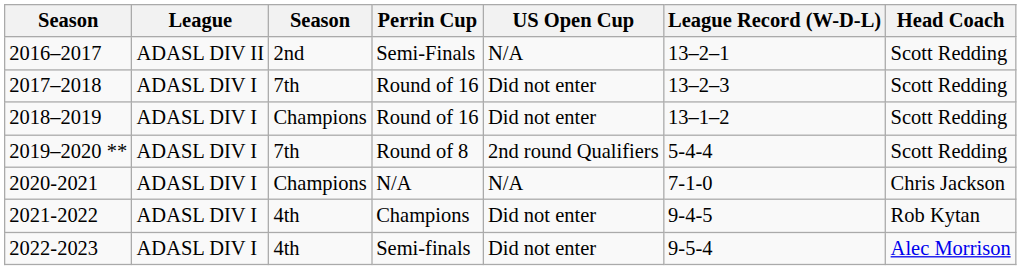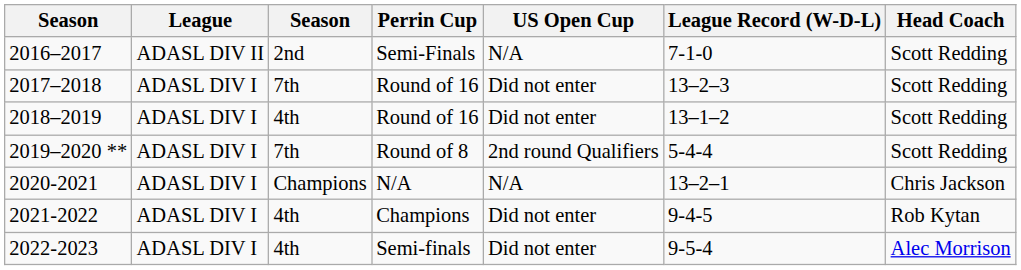(699, 53) 13–2–1 -> (690, 53) 7-1-0
(320, 118) Champions -> (287, 118) 4th
(690, 183) 7-1-0 -> (699, 183) 13–2–1
